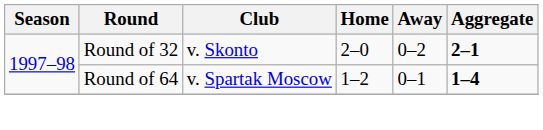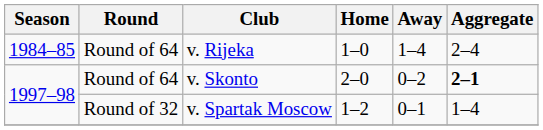+ row: (220, 49)
(131, 49) Round of 32 -> (131, 79) Round of 64
(131, 79) Round of 64 -> (131, 109) Round of 32
(465, 79) bold -> (465, 109) normal
